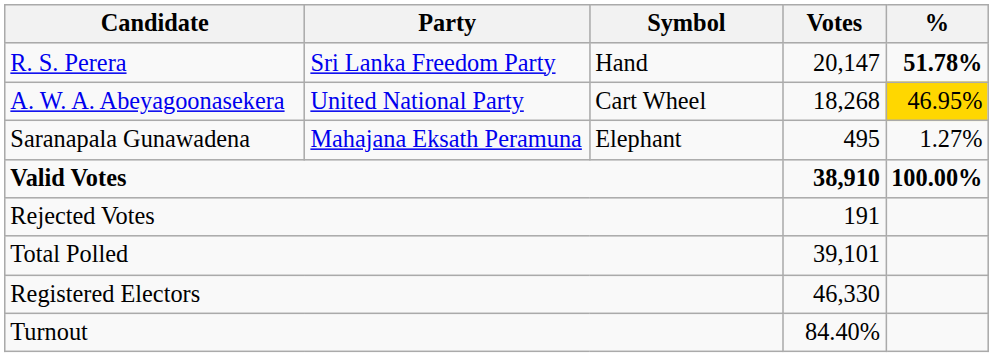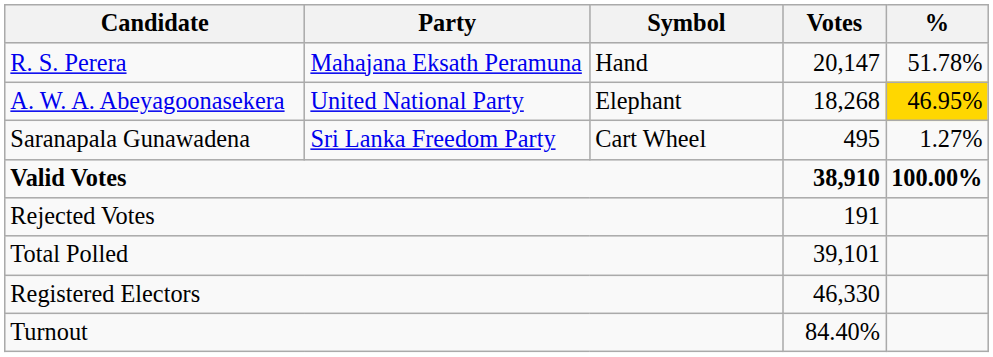(433, 62) Sri Lanka Freedom Party -> (446, 62) Mahajana Eksath Peramuna
(943, 62) bold -> (945, 62) normal
(651, 100) Cart Wheel -> (638, 100) Elephant
(446, 139) Mahajana Eksath Peramuna -> (433, 139) Sri Lanka Freedom Party
(638, 139) Elephant -> (651, 139) Cart Wheel
